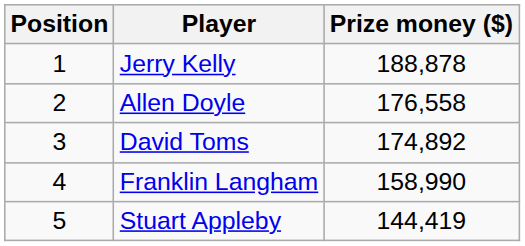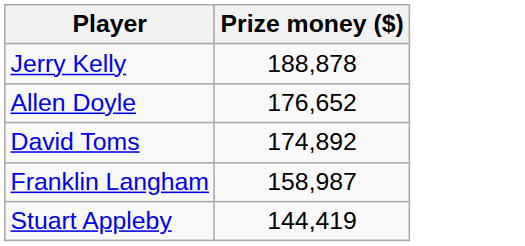- column: (59, 24)
(421, 102) 176,558 -> (312, 102) 176,652
(421, 181) 158,990 -> (312, 181) 158,987
